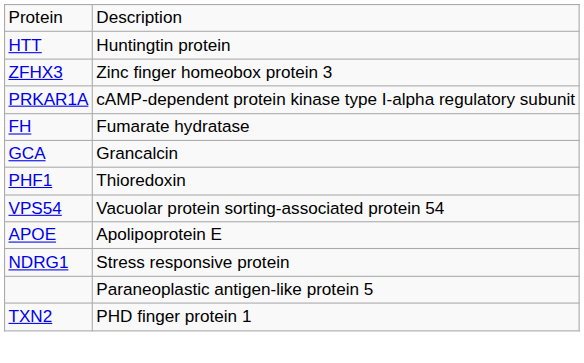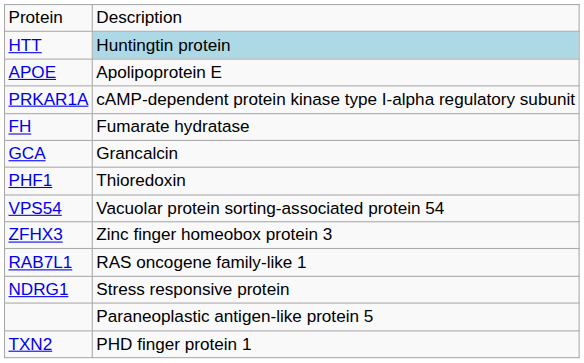(163, 45) no background -> (163, 45) lightblue background
rows swapped: (32, 235) <-> (36, 72)
+ row: (40, 262)
